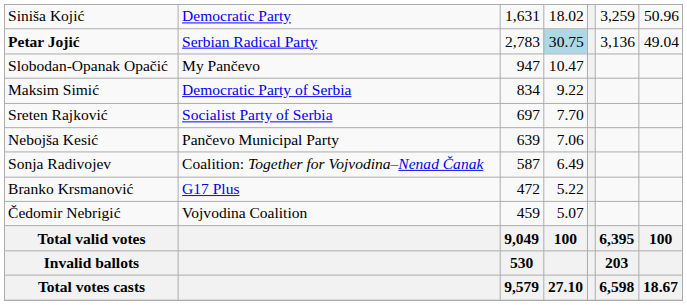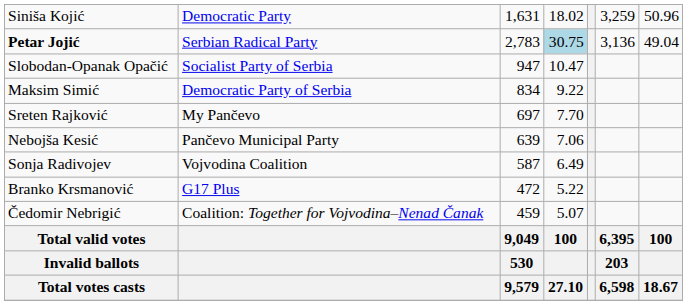(221, 66) My Pančevo -> (257, 66) Socialist Party of Serbia
(257, 115) Socialist Party of Serbia -> (221, 115) My Pančevo
(333, 164) Coalition: Together for Vojvodina–Nenad Čanak -> (245, 164) Vojvodina Coalition
(245, 213) Vojvodina Coalition -> (333, 213) Coalition: Together for Vojvodina–Nenad Čanak
